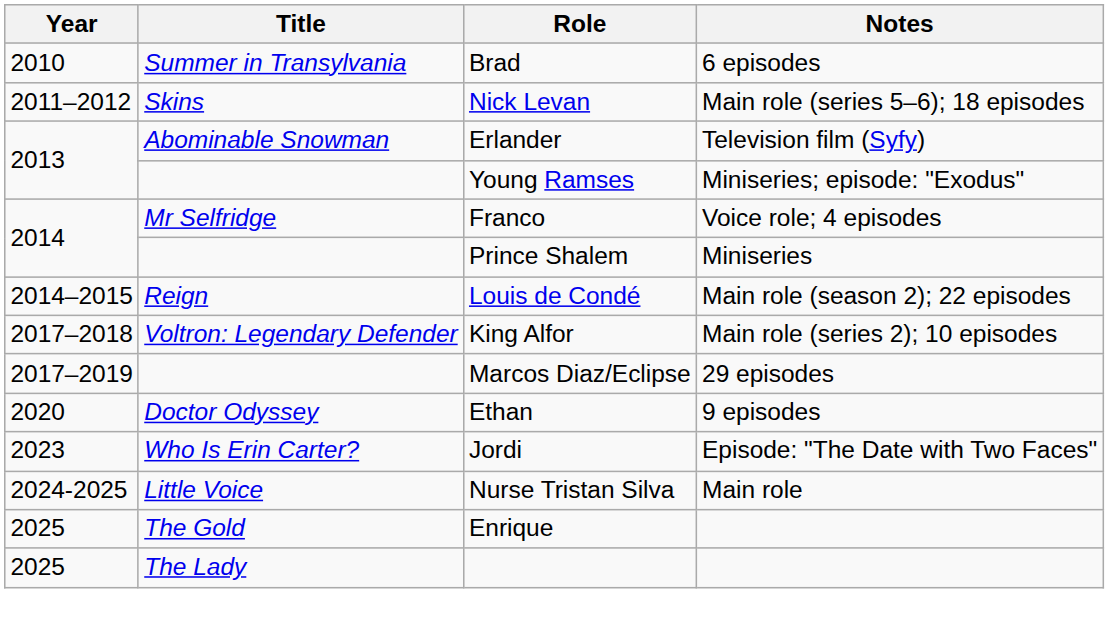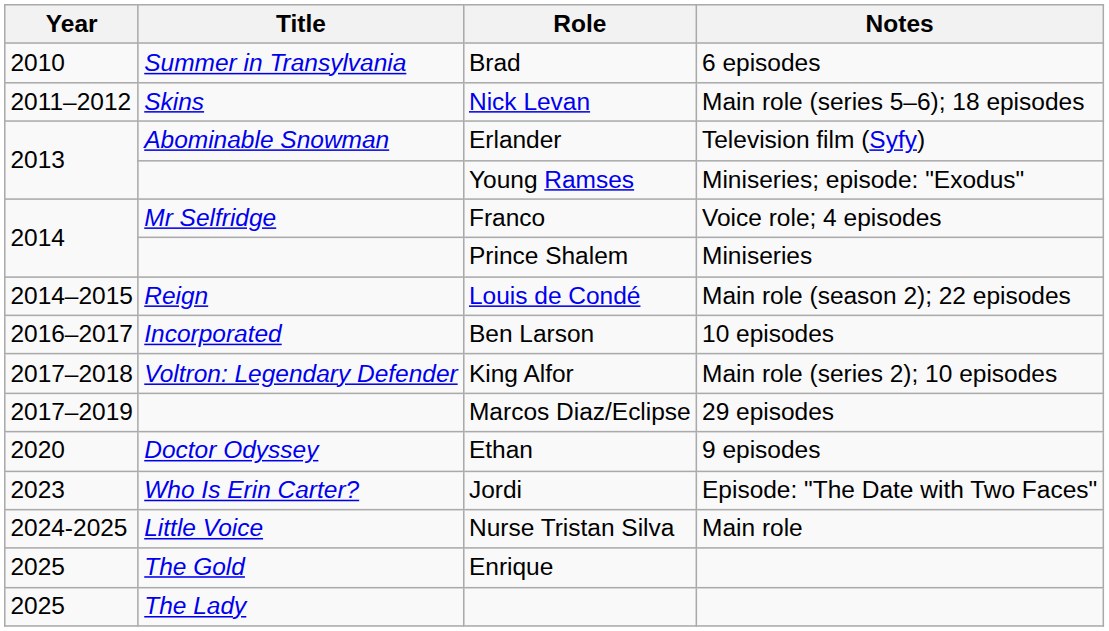+ row: (532, 334)
